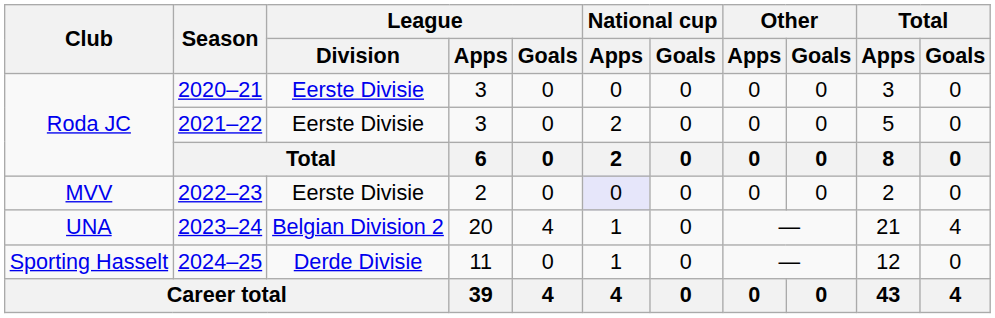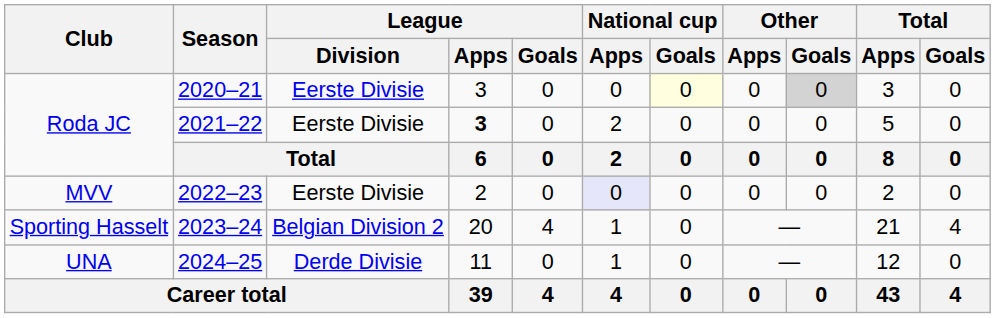(686, 90) no background -> (686, 90) lightyellow background
(821, 90) no background -> (821, 90) lightgrey background
(481, 124) normal -> (481, 124) bold
(89, 227) UNA -> (89, 227) Sporting Hasselt
(89, 261) Sporting Hasselt -> (89, 261) UNA
